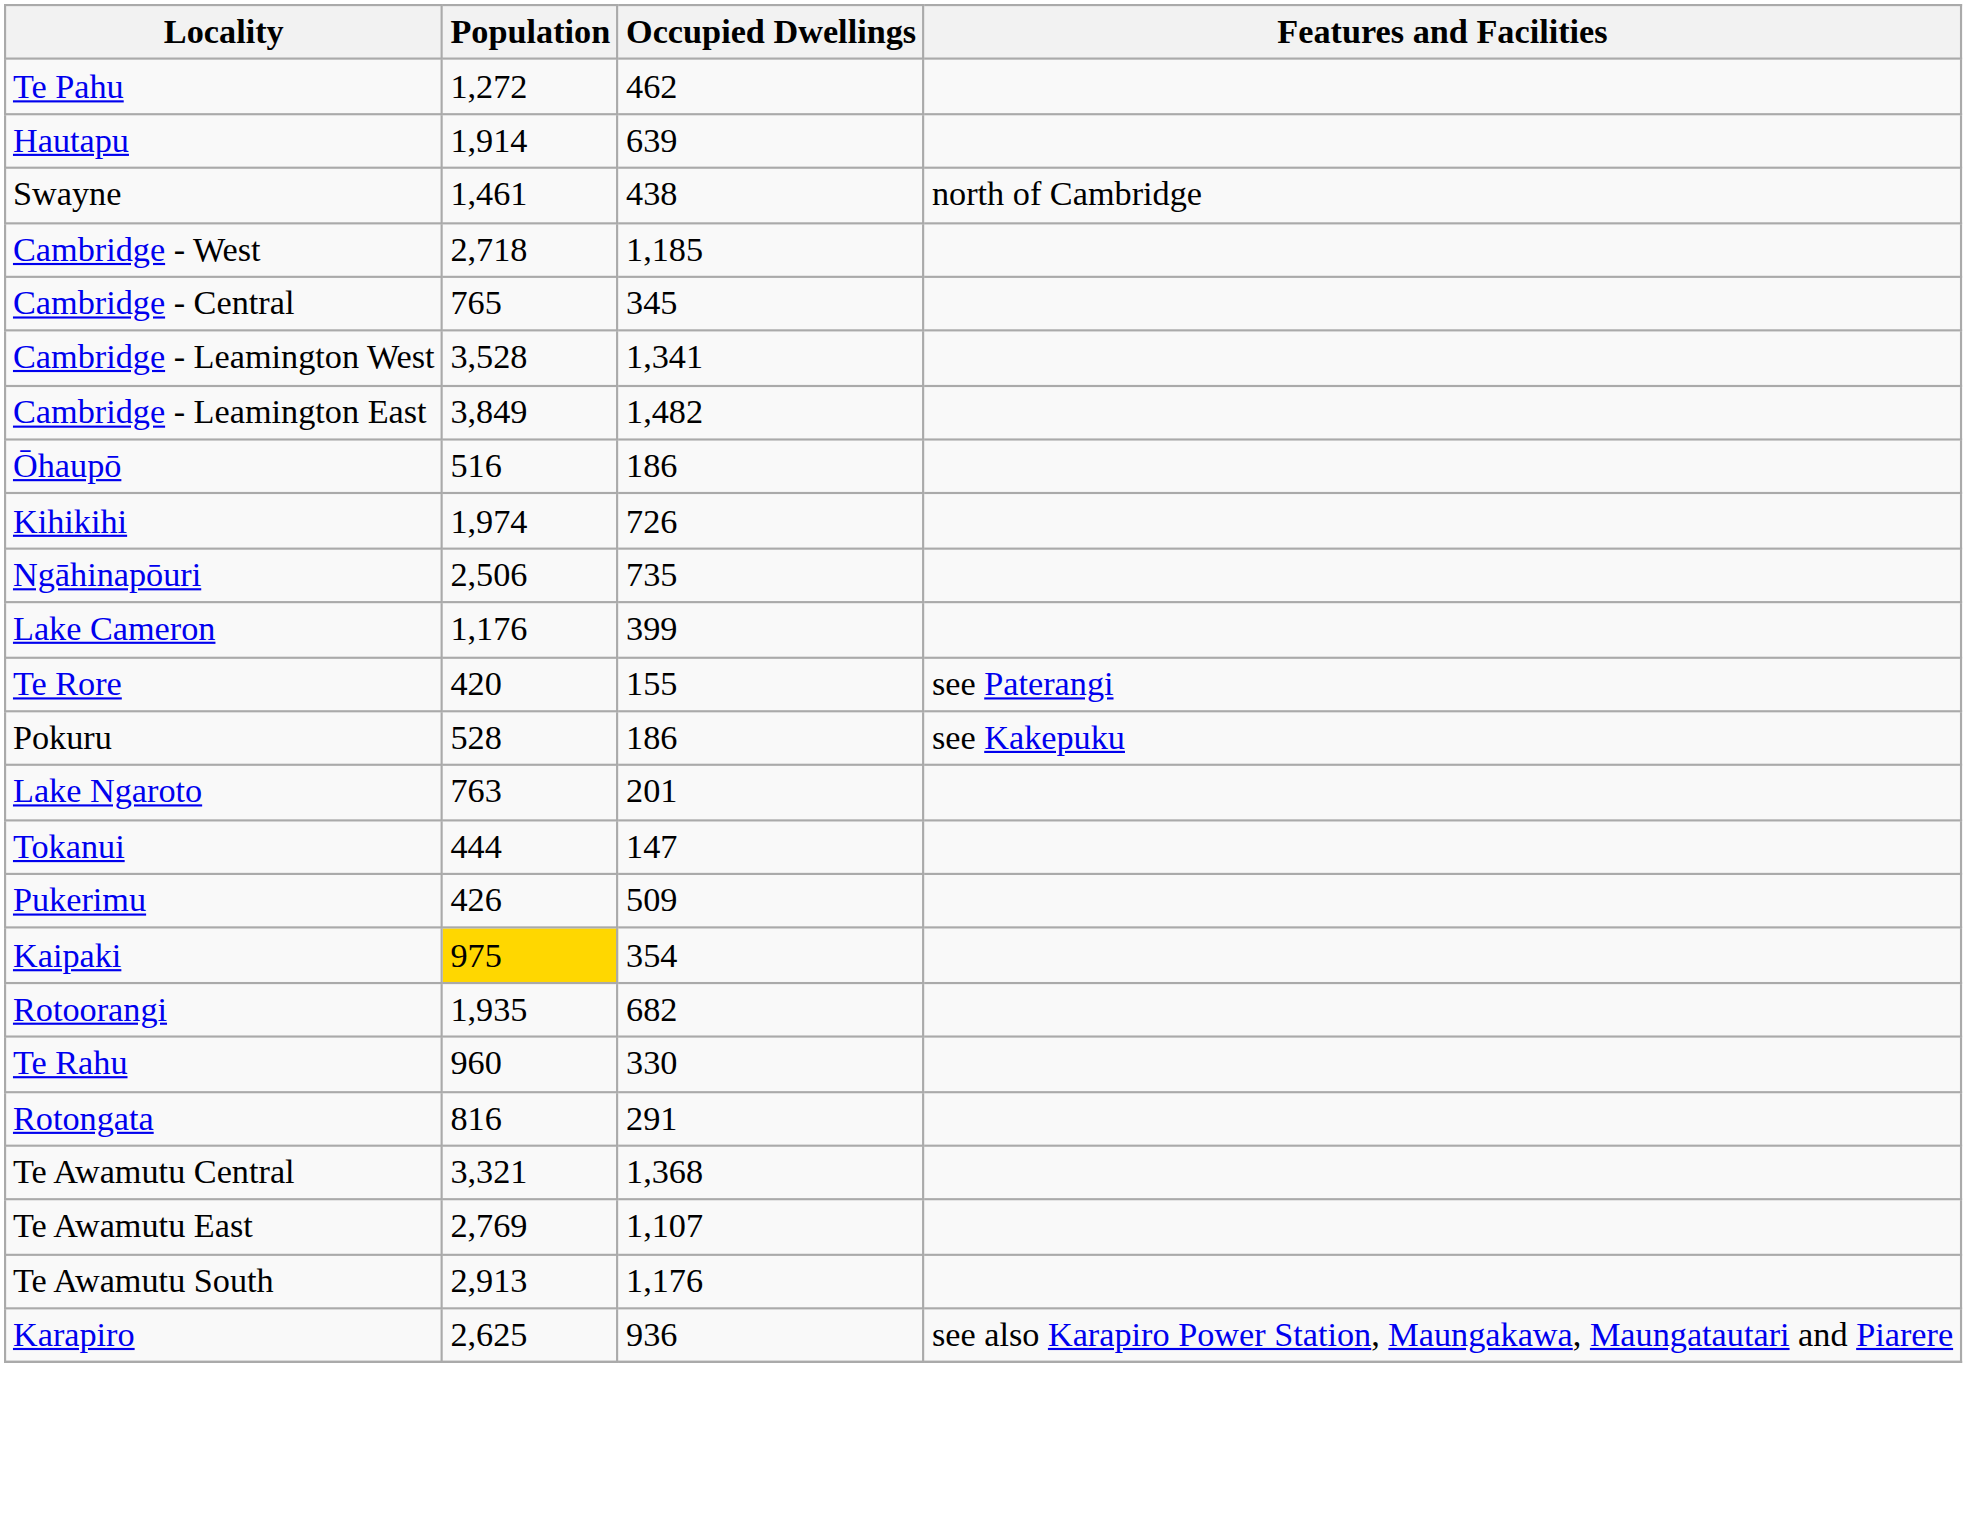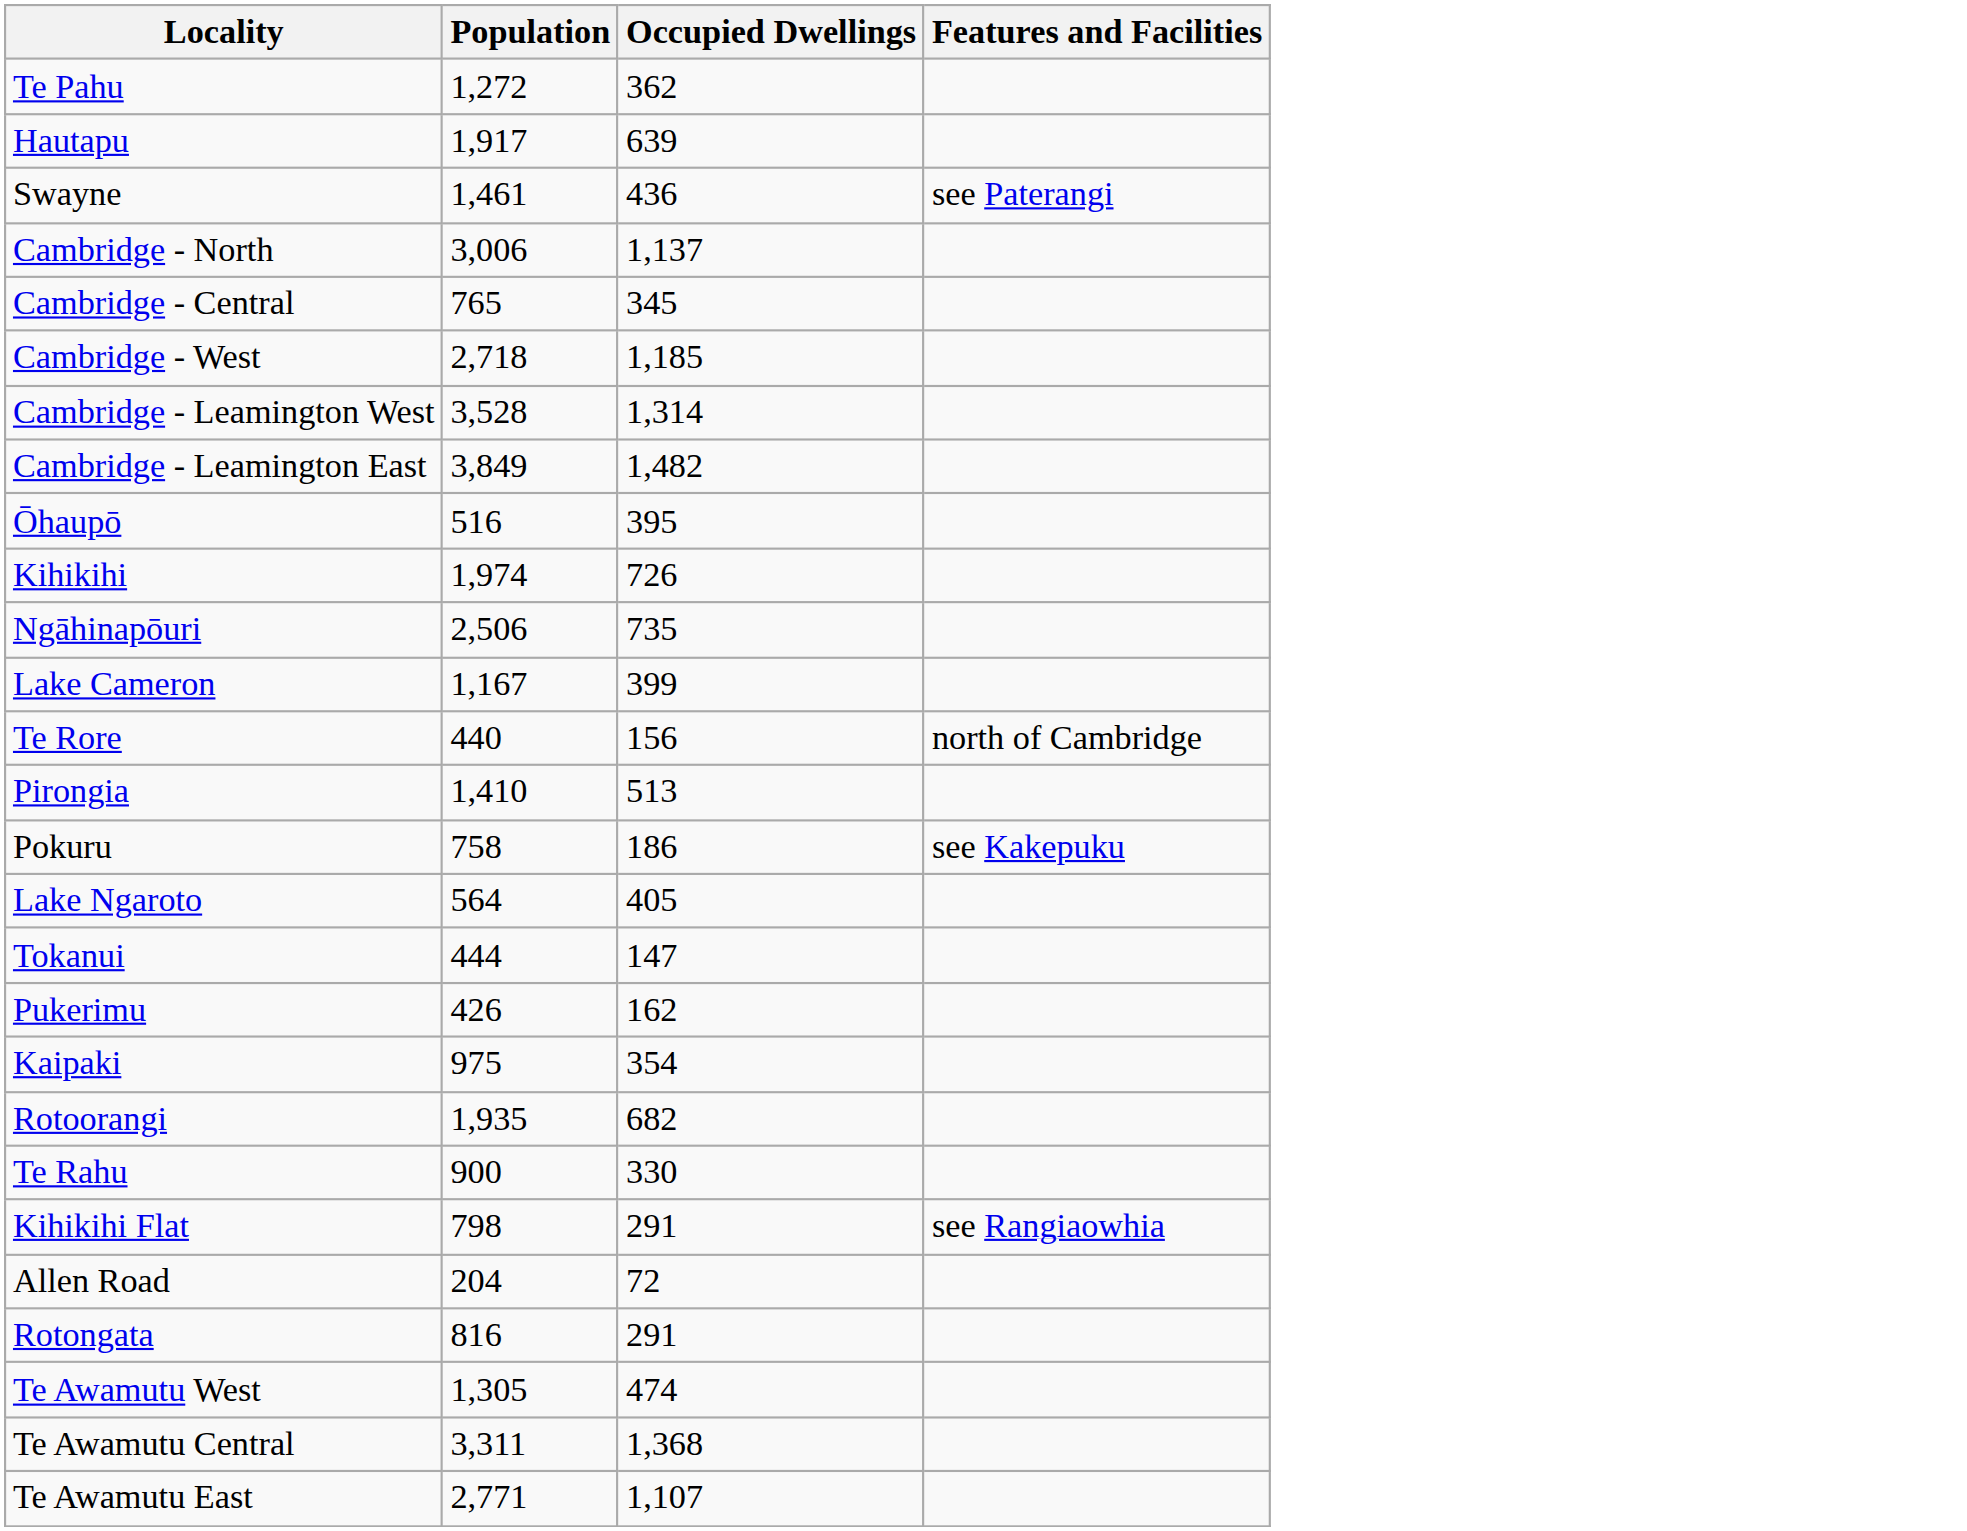(652, 85) 462 -> (652, 85) 362
(489, 140) 1,914 -> (489, 140) 1,917
(652, 194) 438 -> (652, 194) 436
(1067, 194) north of Cambridge -> (1023, 194) see Paterangi
+ row: (143, 248)
rows swapped: (137, 248) <-> (154, 303)
(665, 357) 1,341 -> (665, 411) 1,314
(652, 466) 186 -> (652, 520) 395
(489, 628) 1,176 -> (489, 683) 1,167
(476, 683) 420 -> (476, 737) 440
(652, 683) 155 -> (652, 737) 156
(1023, 683) see Paterangi -> (1067, 737) north of Cambridge
+ row: (71, 791)
(476, 737) 528 -> (476, 846) 758
(476, 791) 763 -> (476, 900) 564
(652, 791) 201 -> (652, 900) 405
(652, 900) 509 -> (652, 1009) 162
(476, 954) gold background -> (476, 1063) no background
(476, 1063) 960 -> (476, 1172) 900
+ row: (101, 1226)
+ row: (91, 1280)
+ row: (137, 1389)
(489, 1172) 3,321 -> (488, 1443) 3,311
(489, 1226) 2,769 -> (489, 1497) 2,771
- row: (143, 1280)
- row: (74, 1334)
